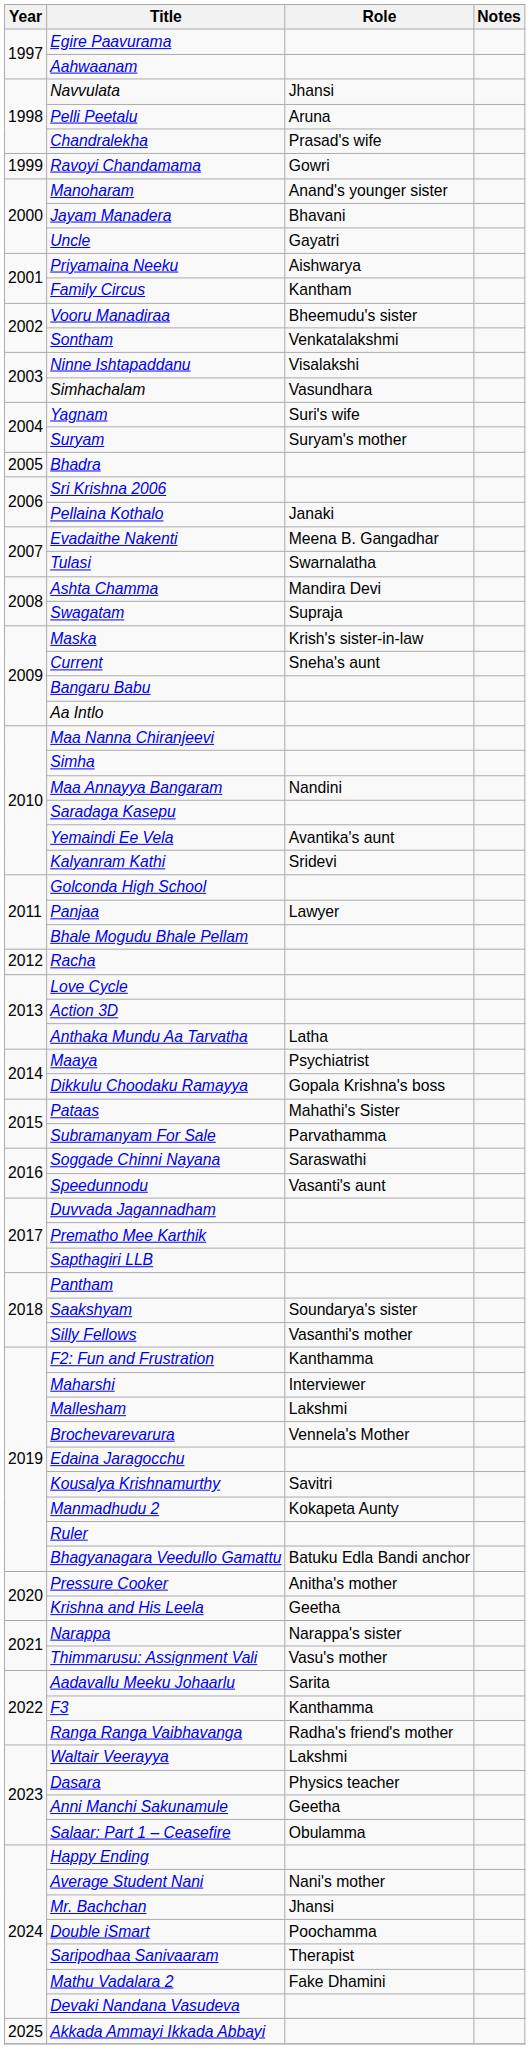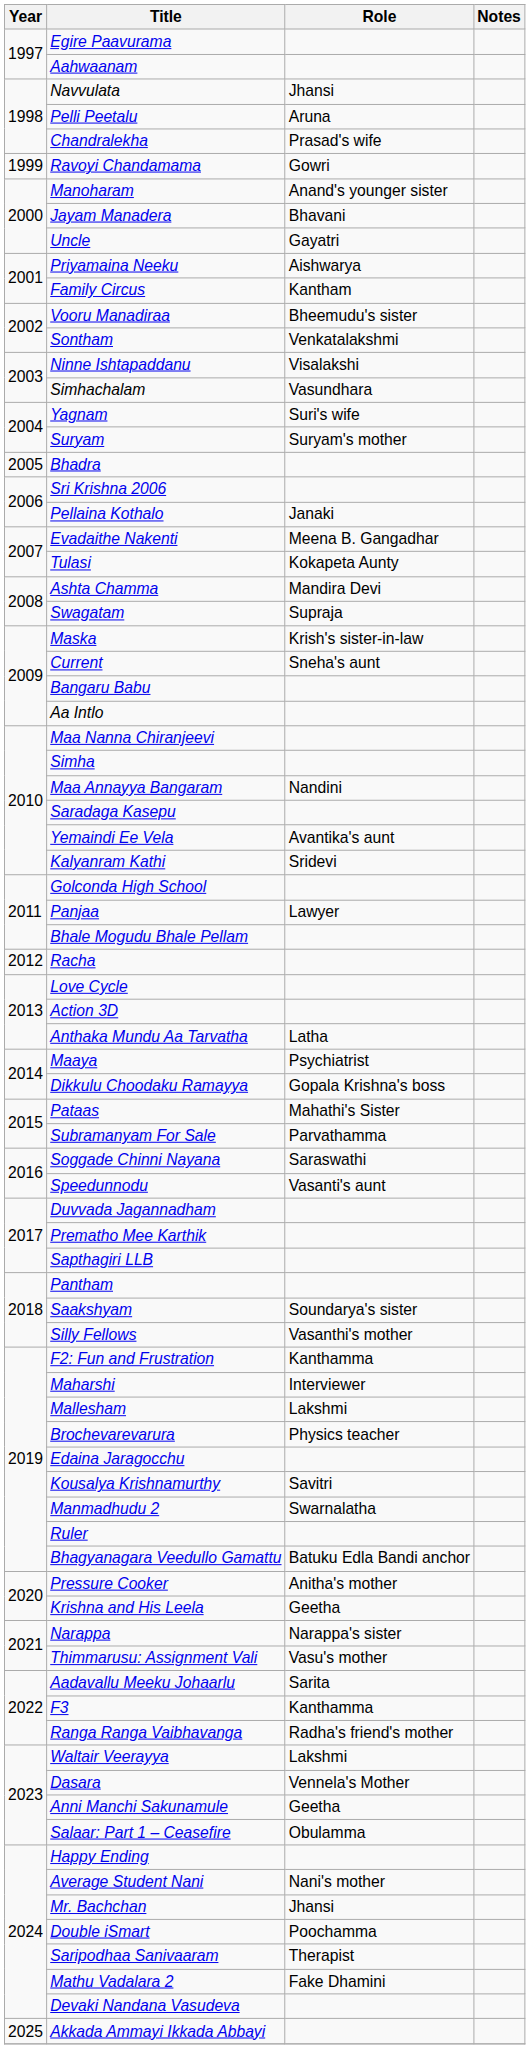(332, 564) Swarnalatha -> (344, 564) Kokapeta Aunty
(349, 1434) Vennela's Mother -> (344, 1434) Physics teacher
(344, 1508) Kokapeta Aunty -> (332, 1508) Swarnalatha
(344, 1782) Physics teacher -> (349, 1782) Vennela's Mother
